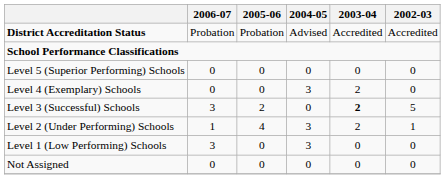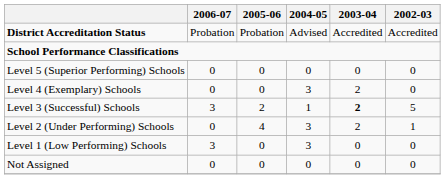(308, 108) 0 -> (308, 108) 1
(212, 126) 1 -> (212, 126) 0
